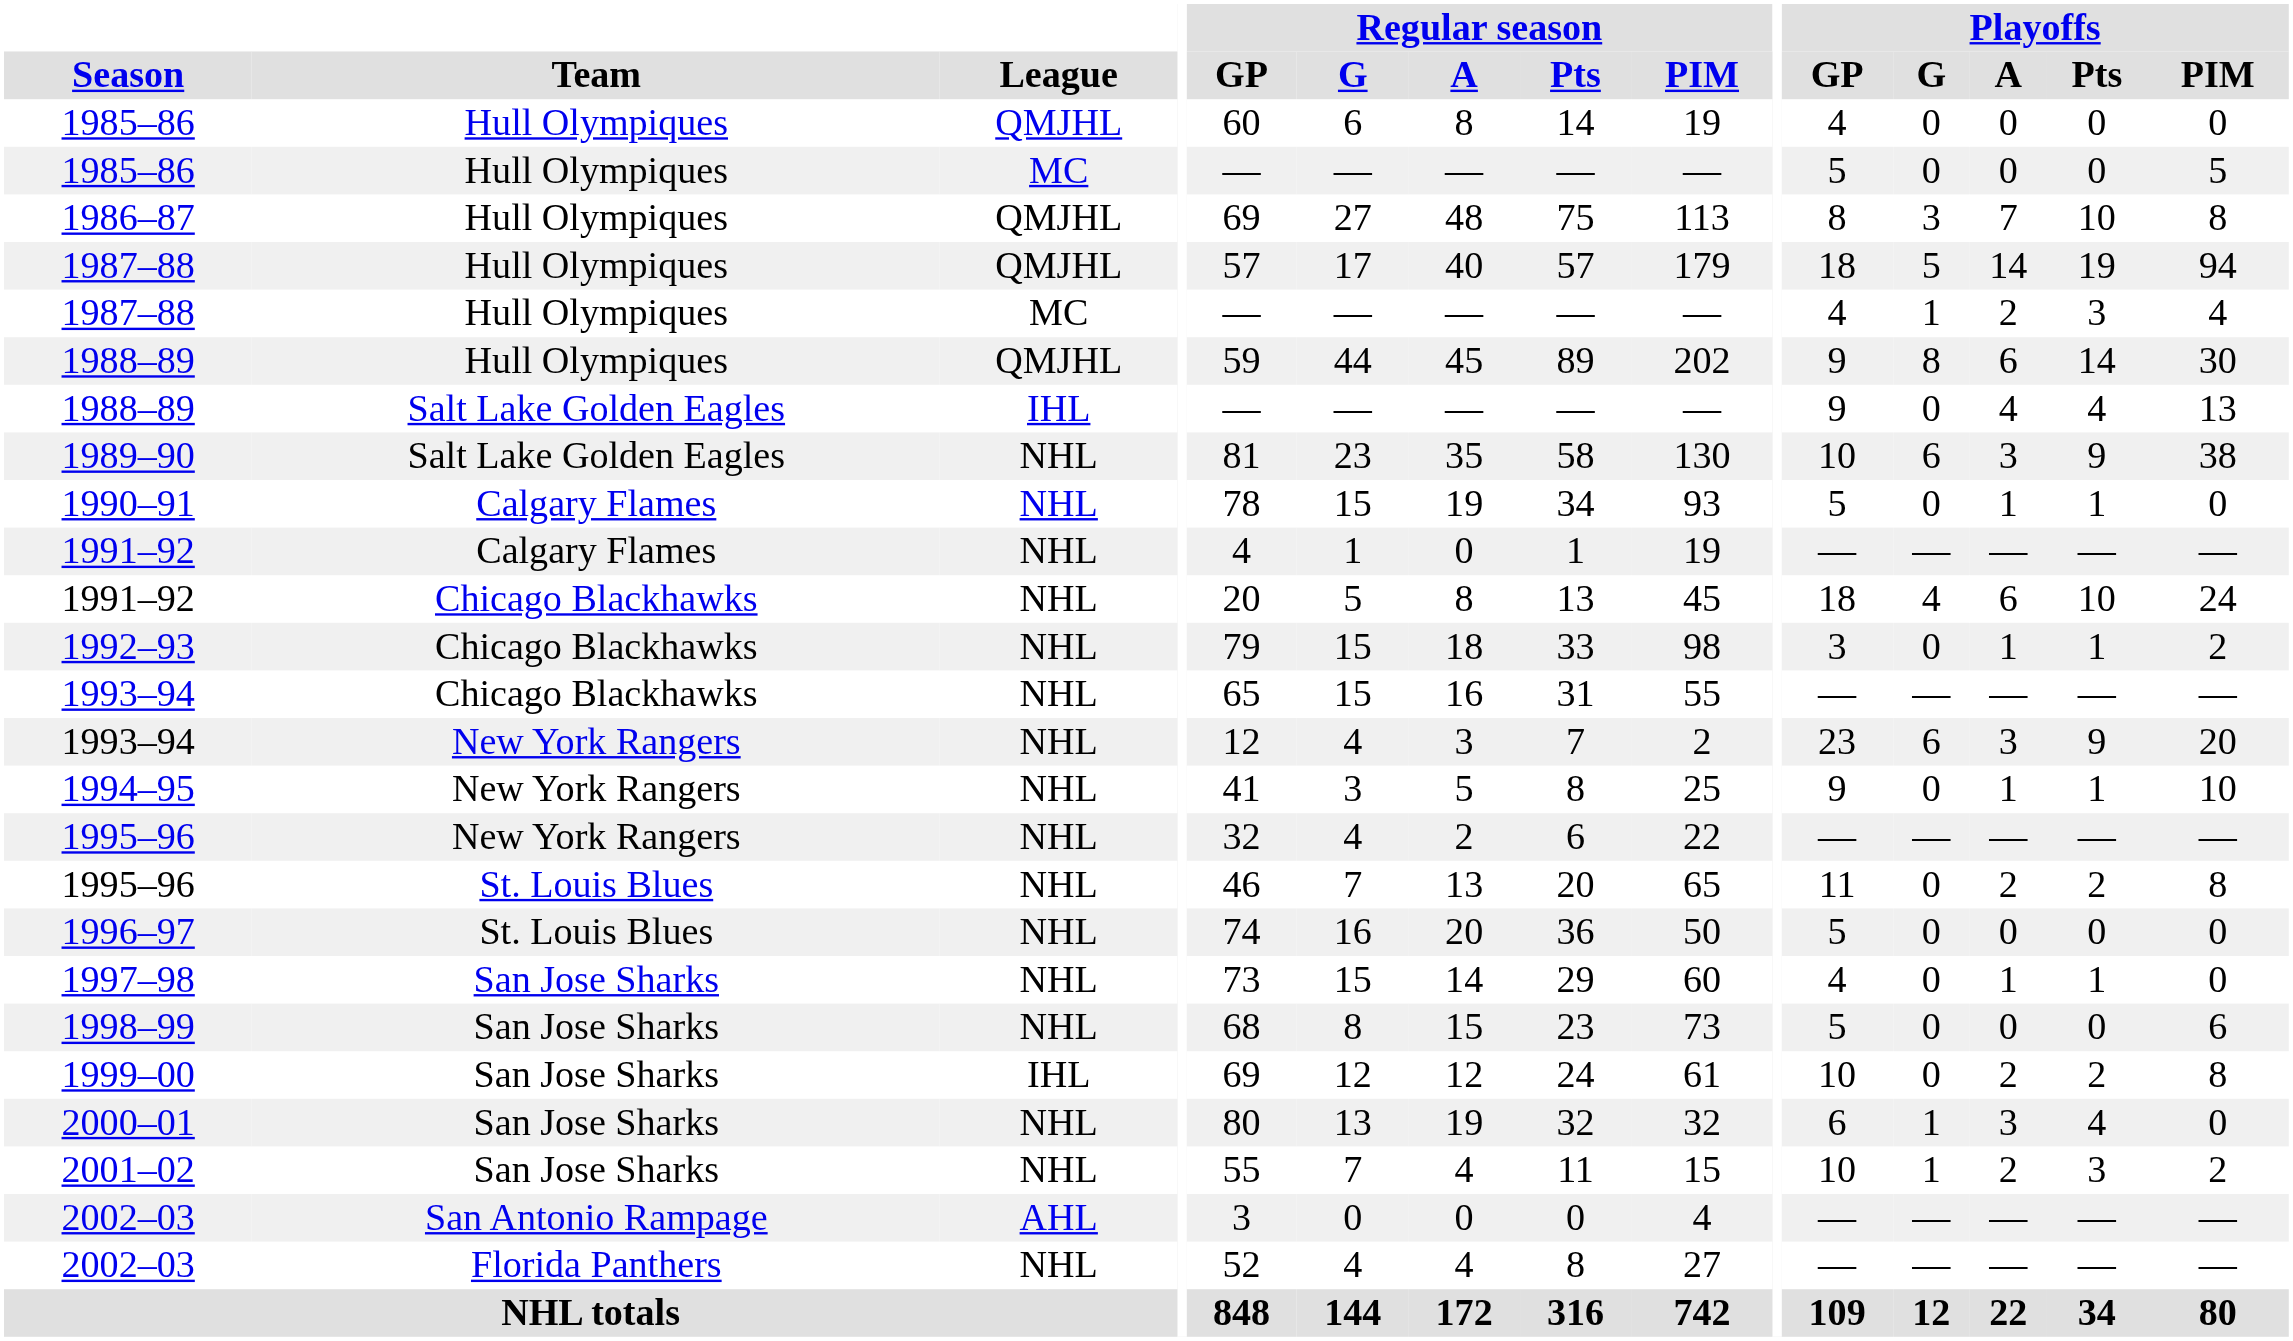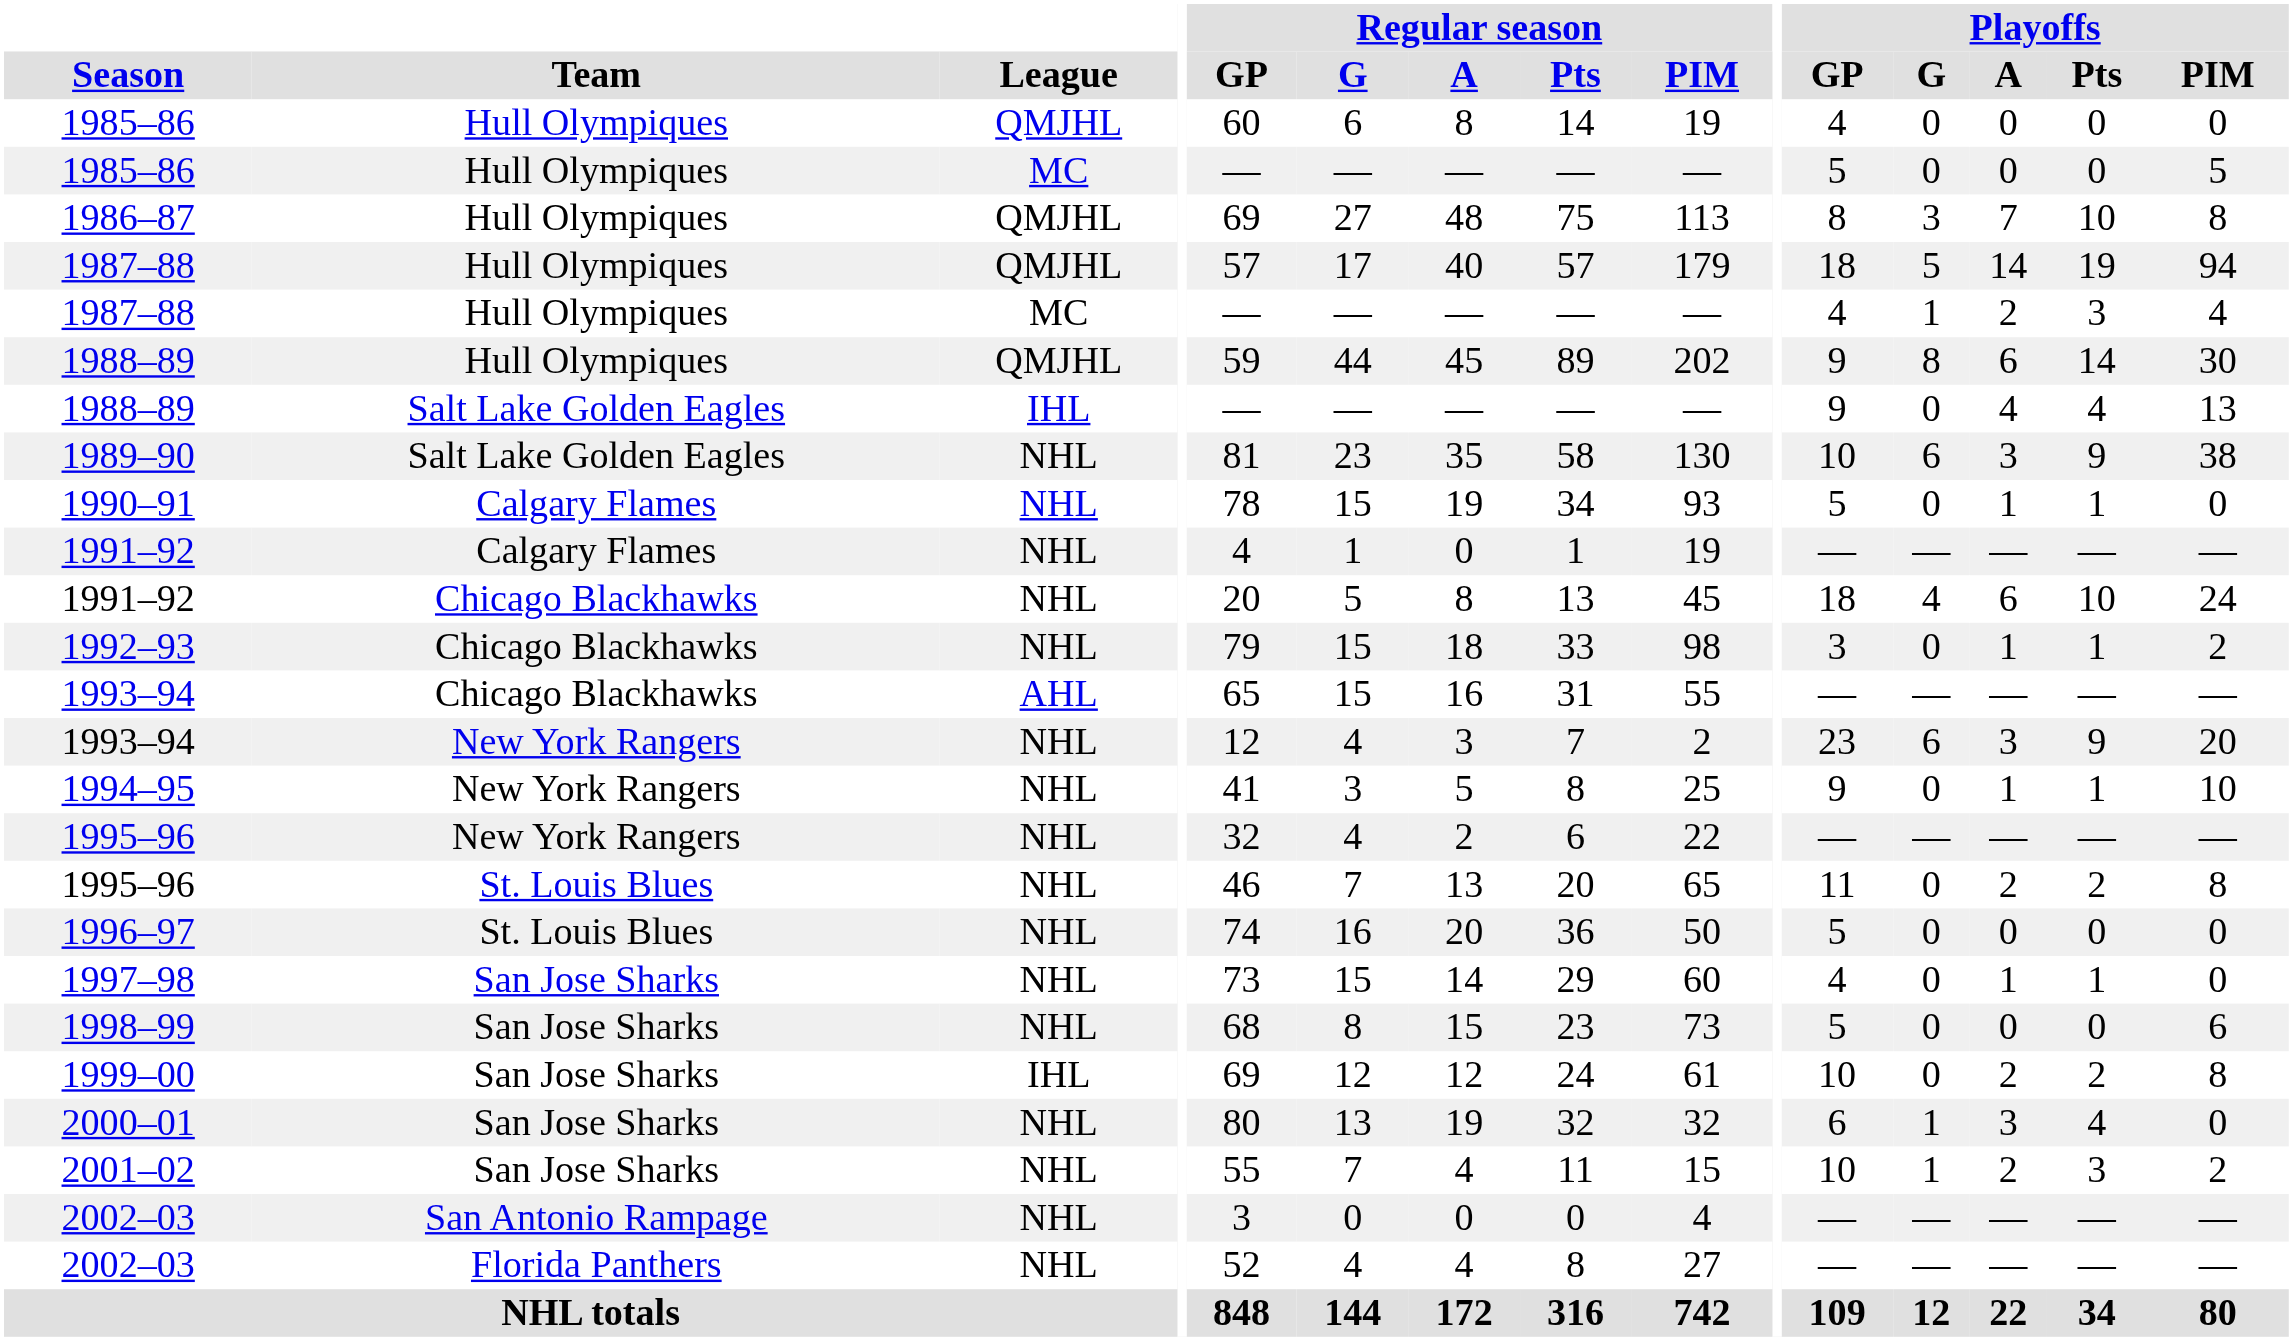(1059, 693) NHL -> (1059, 693) AHL
(1059, 1217) AHL -> (1059, 1217) NHL
